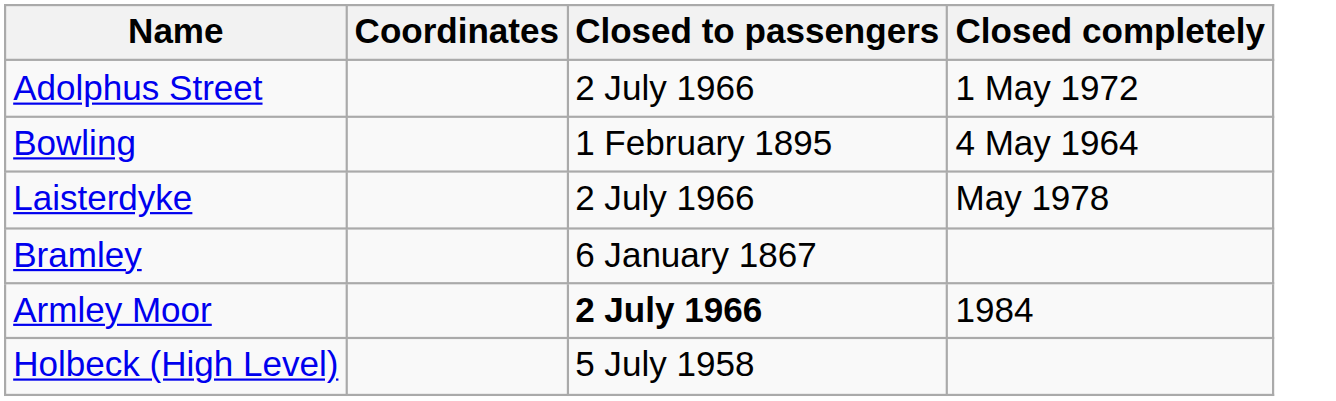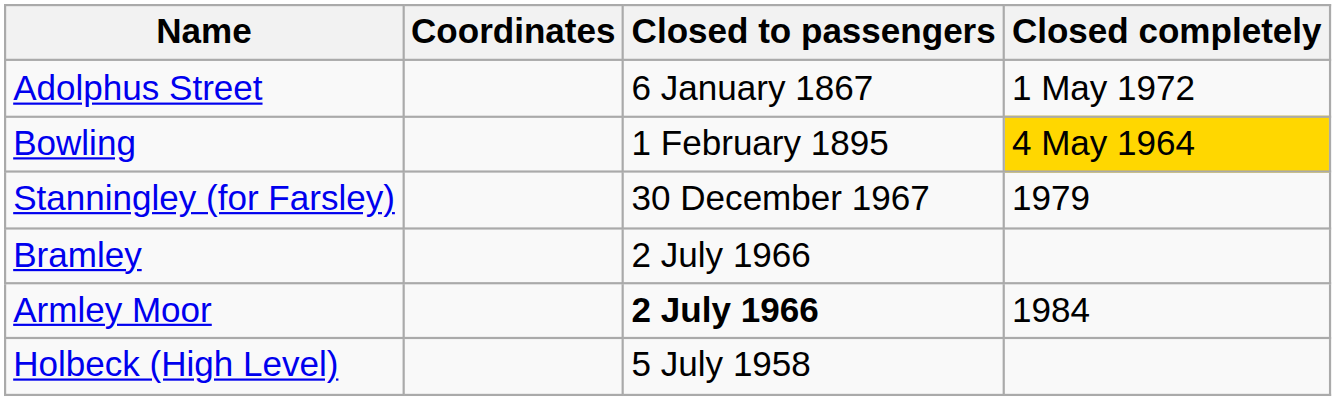(665, 87) 2 July 1966 -> (752, 87) 6 January 1867
(1047, 143) no background -> (1103, 143) gold background
- row: (103, 198)
+ row: (204, 198)
(696, 254) 6 January 1867 -> (721, 254) 2 July 1966
